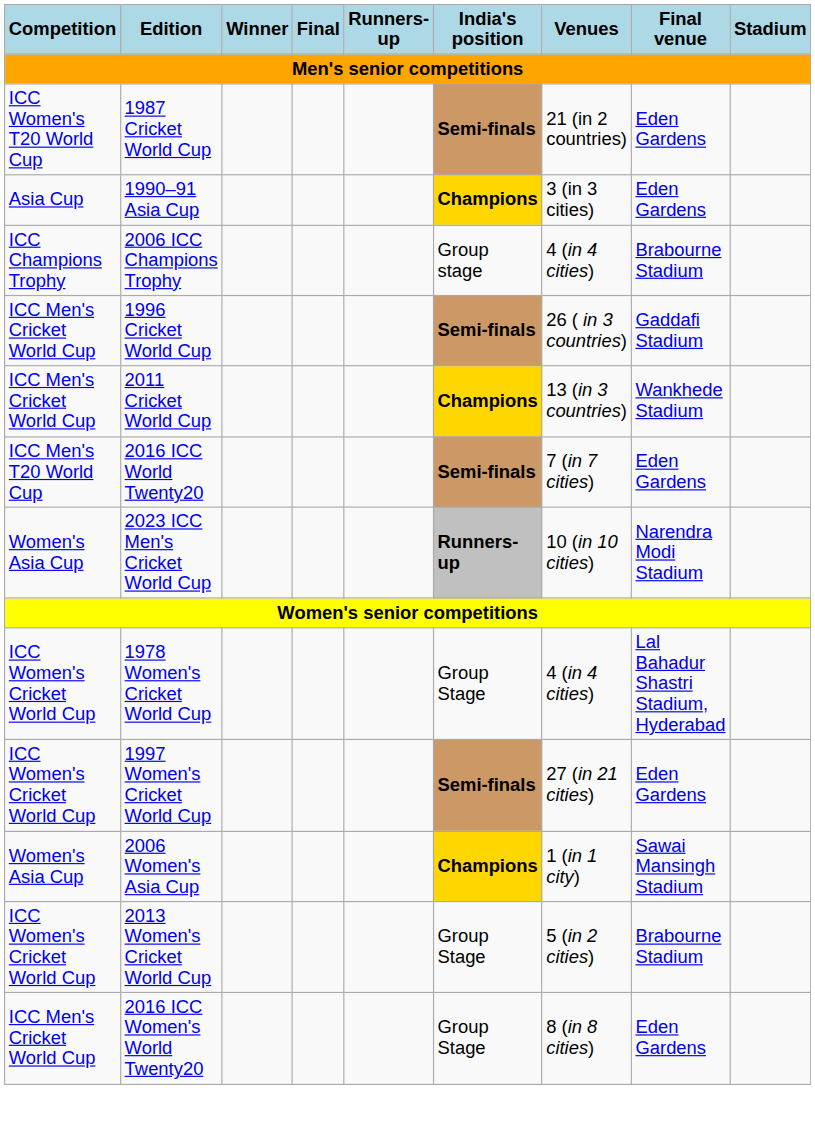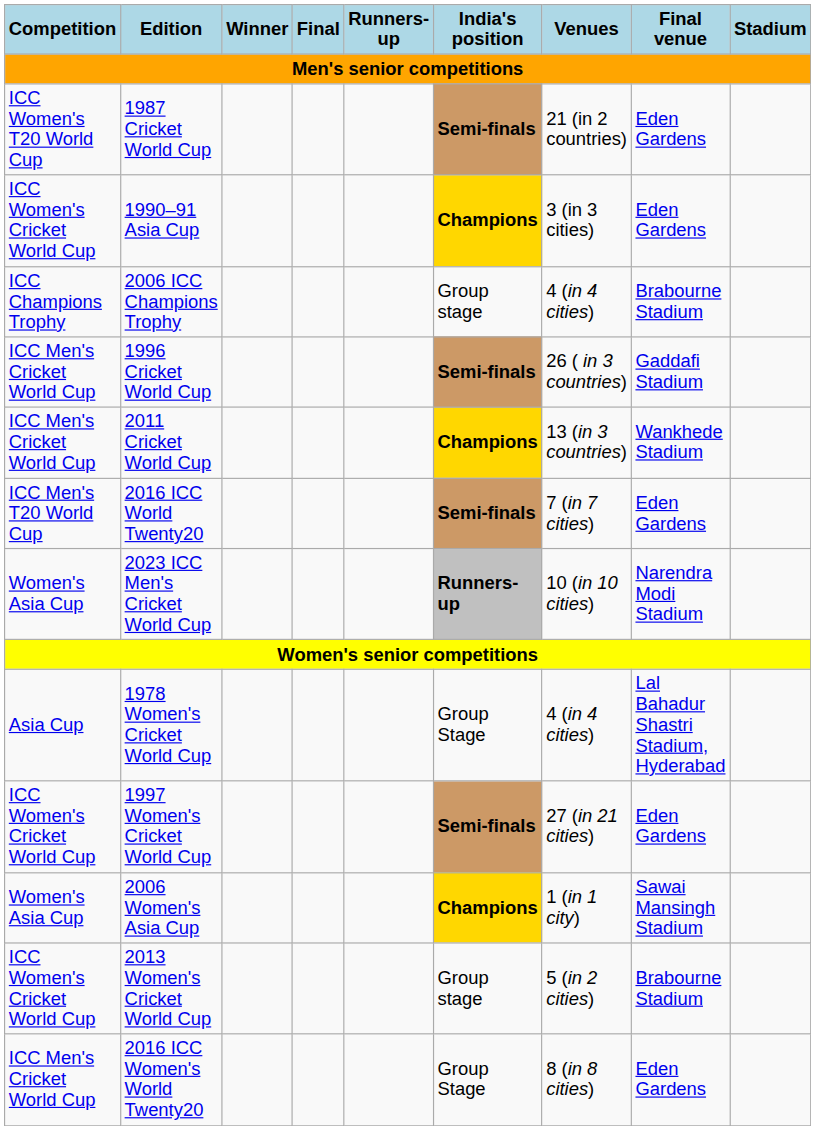(46, 199) Asia Cup -> (52, 220) ICC Women's Cricket World Cup
(52, 683) ICC Women's Cricket World Cup -> (46, 724) Asia Cup
(463, 946) Group Stage -> (463, 988) Group stage
